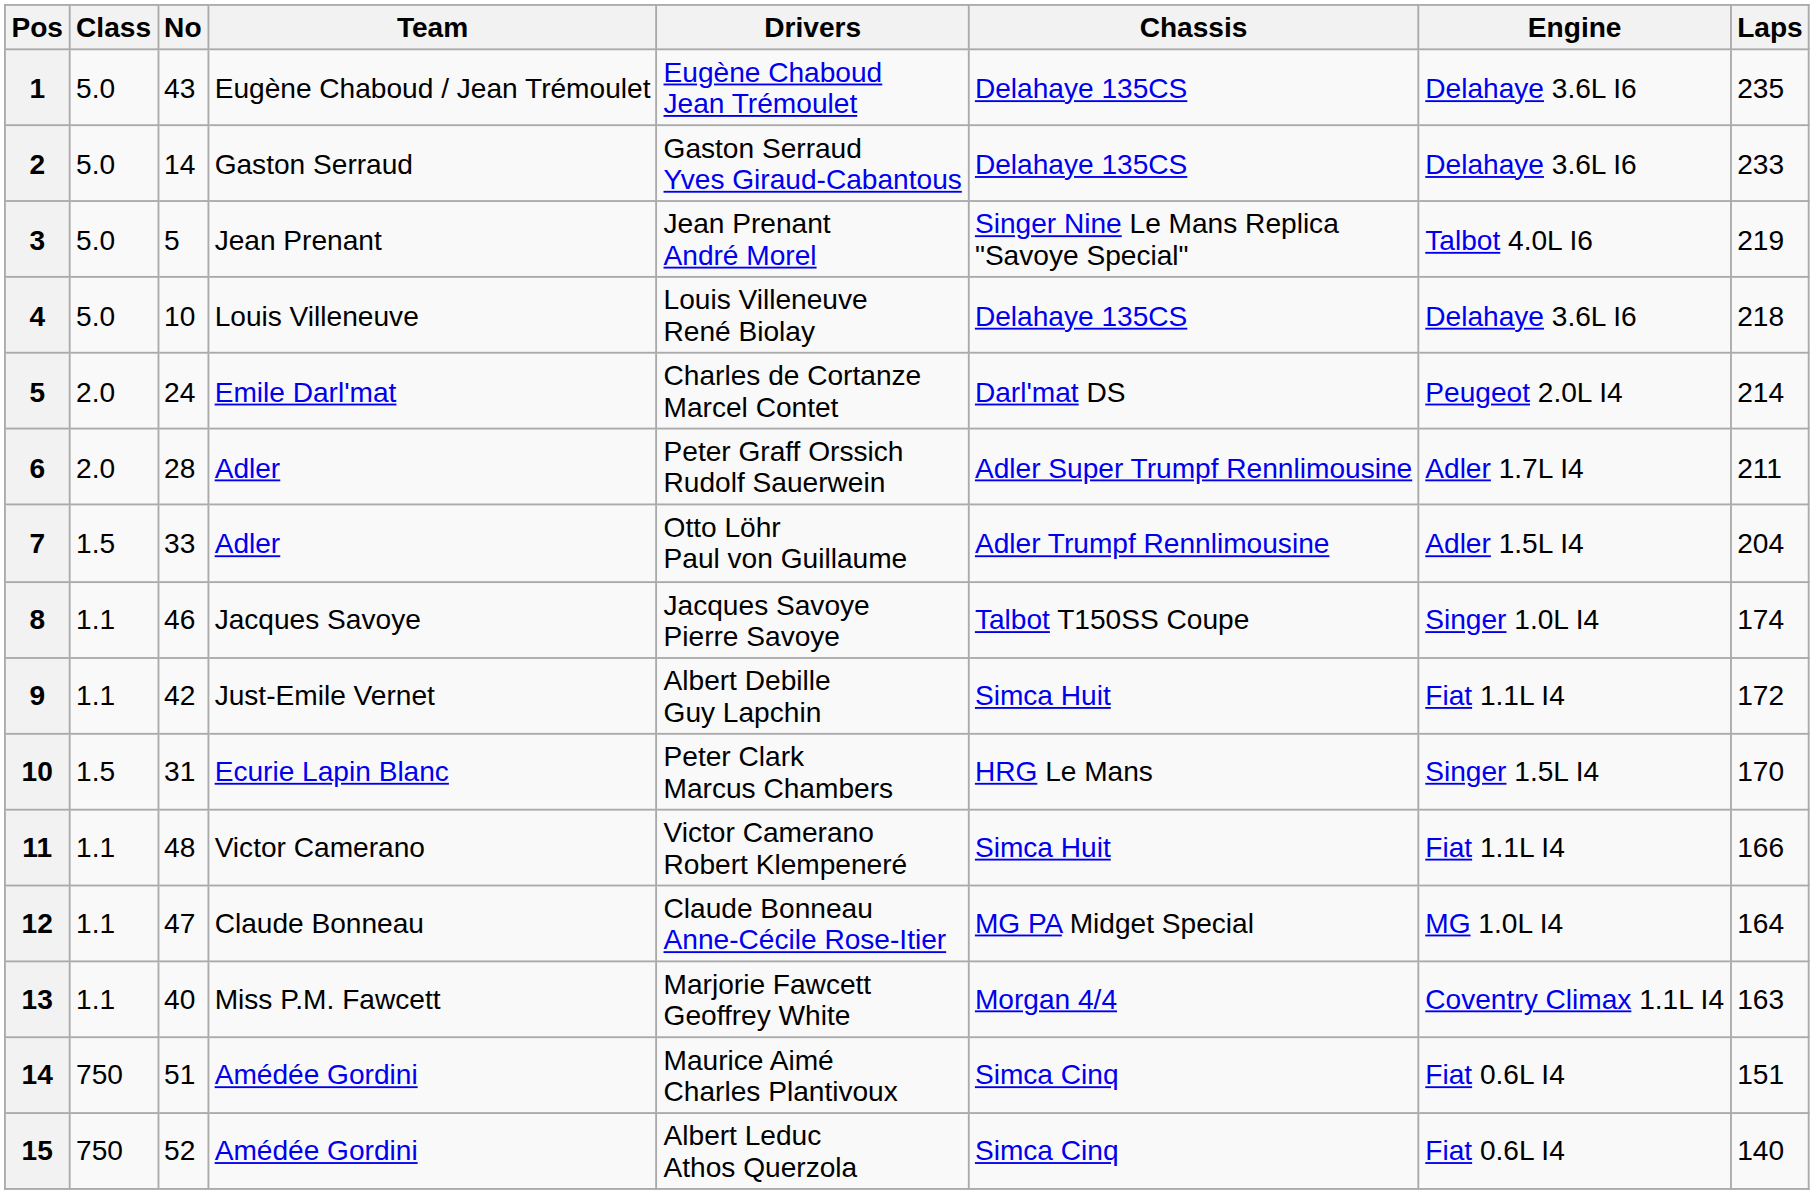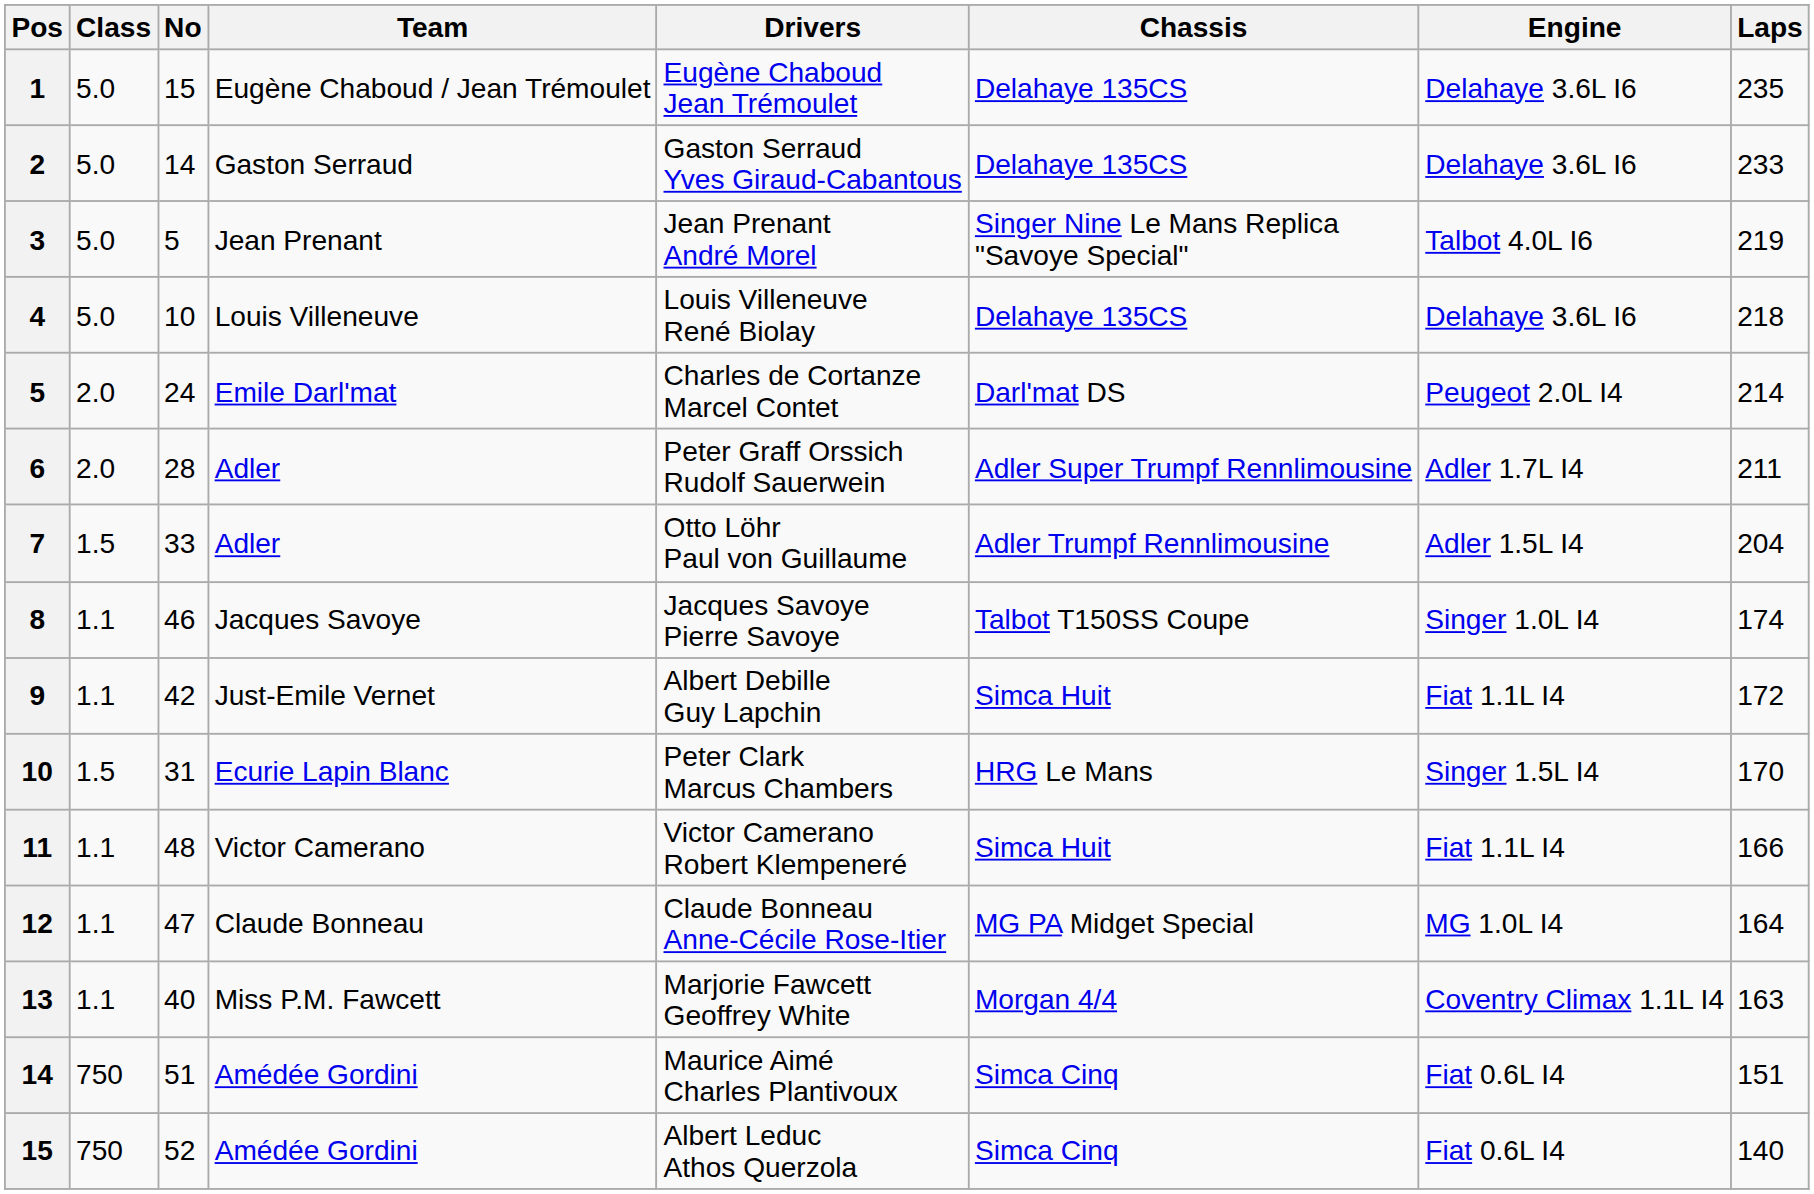(180, 88) 43 -> (180, 88) 15
